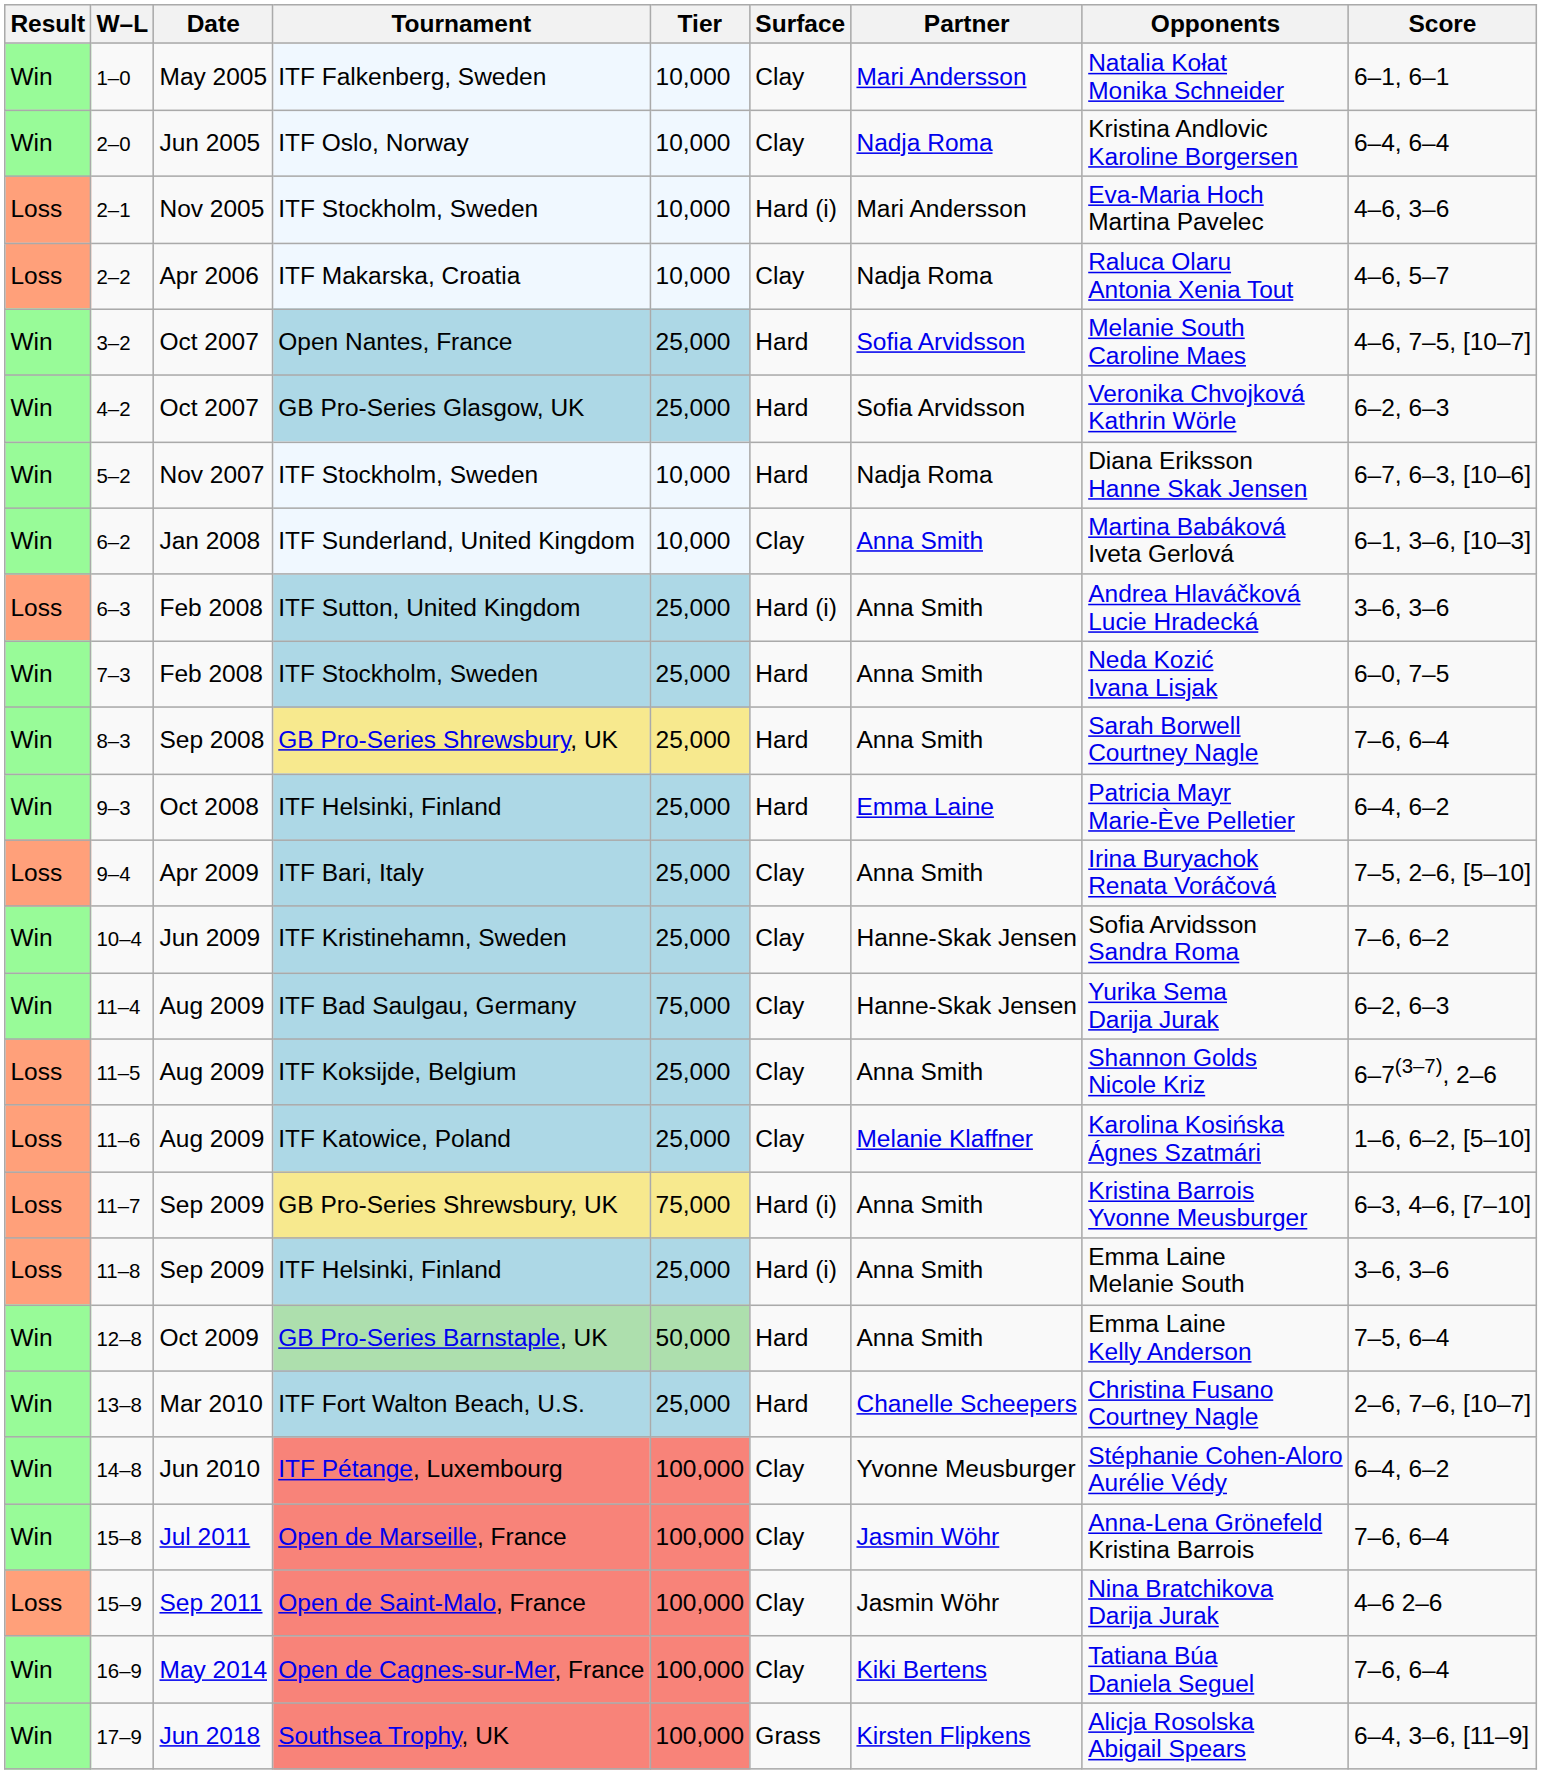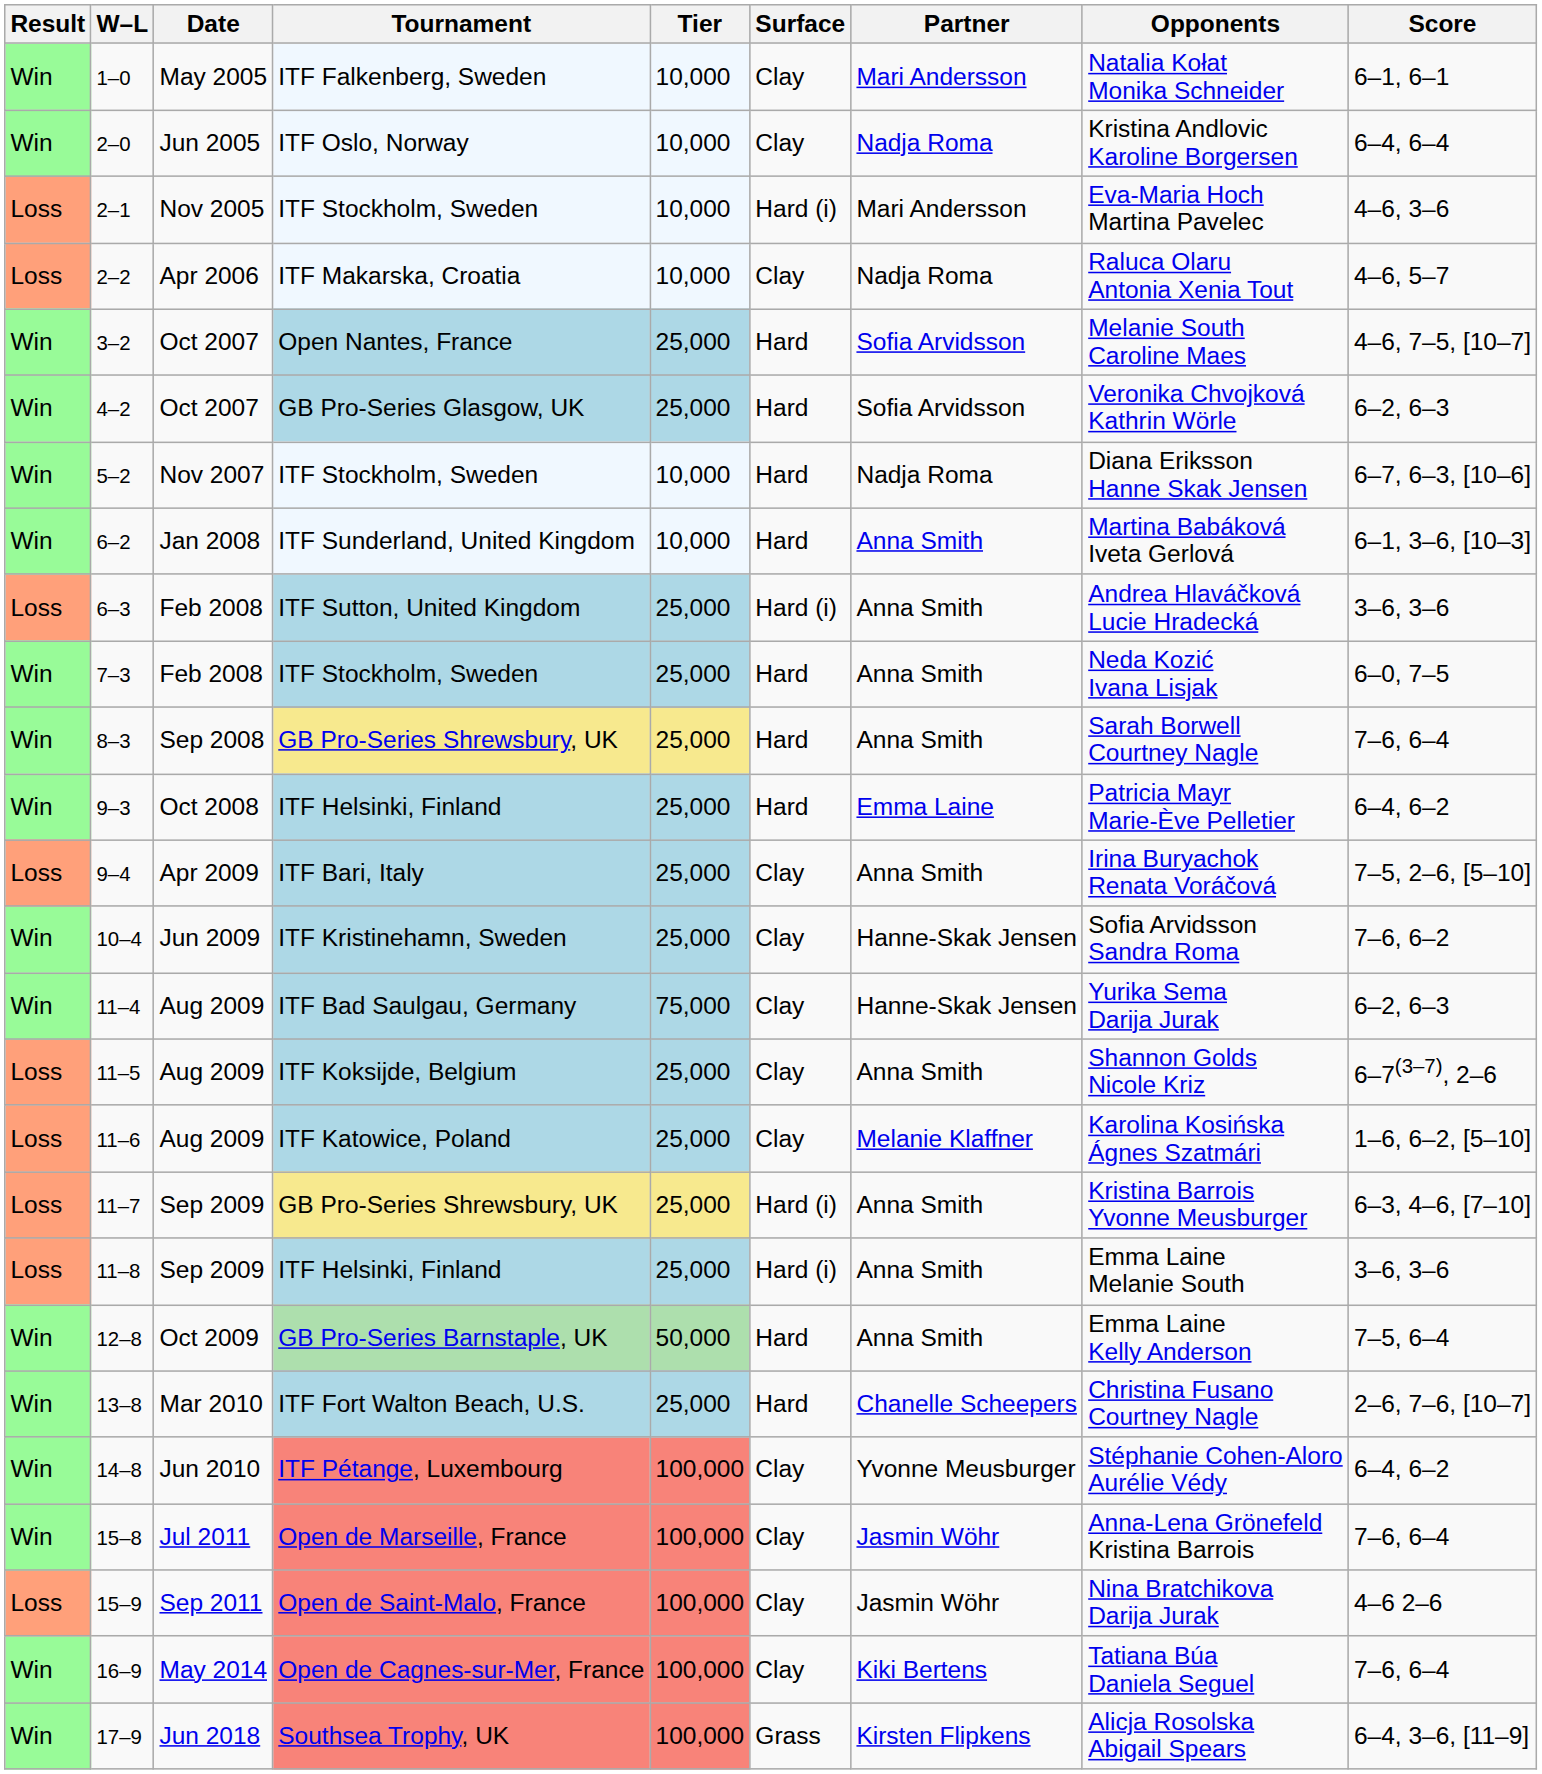(780, 541) Clay -> (782, 541) Hard
(693, 1204) 75,000 -> (693, 1204) 25,000
